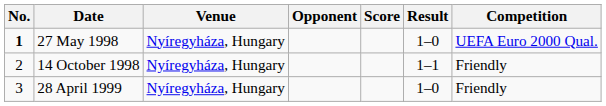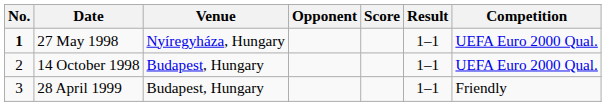(428, 40) 1–0 -> (428, 40) 1–1
(216, 64) Nyíregyháza, Hungary -> (205, 64) Budapest, Hungary
(481, 64) Friendly -> (527, 64) UEFA Euro 2000 Qual.
(216, 88) Nyíregyháza, Hungary -> (205, 88) Budapest, Hungary
(428, 88) 1–0 -> (428, 88) 1–1
